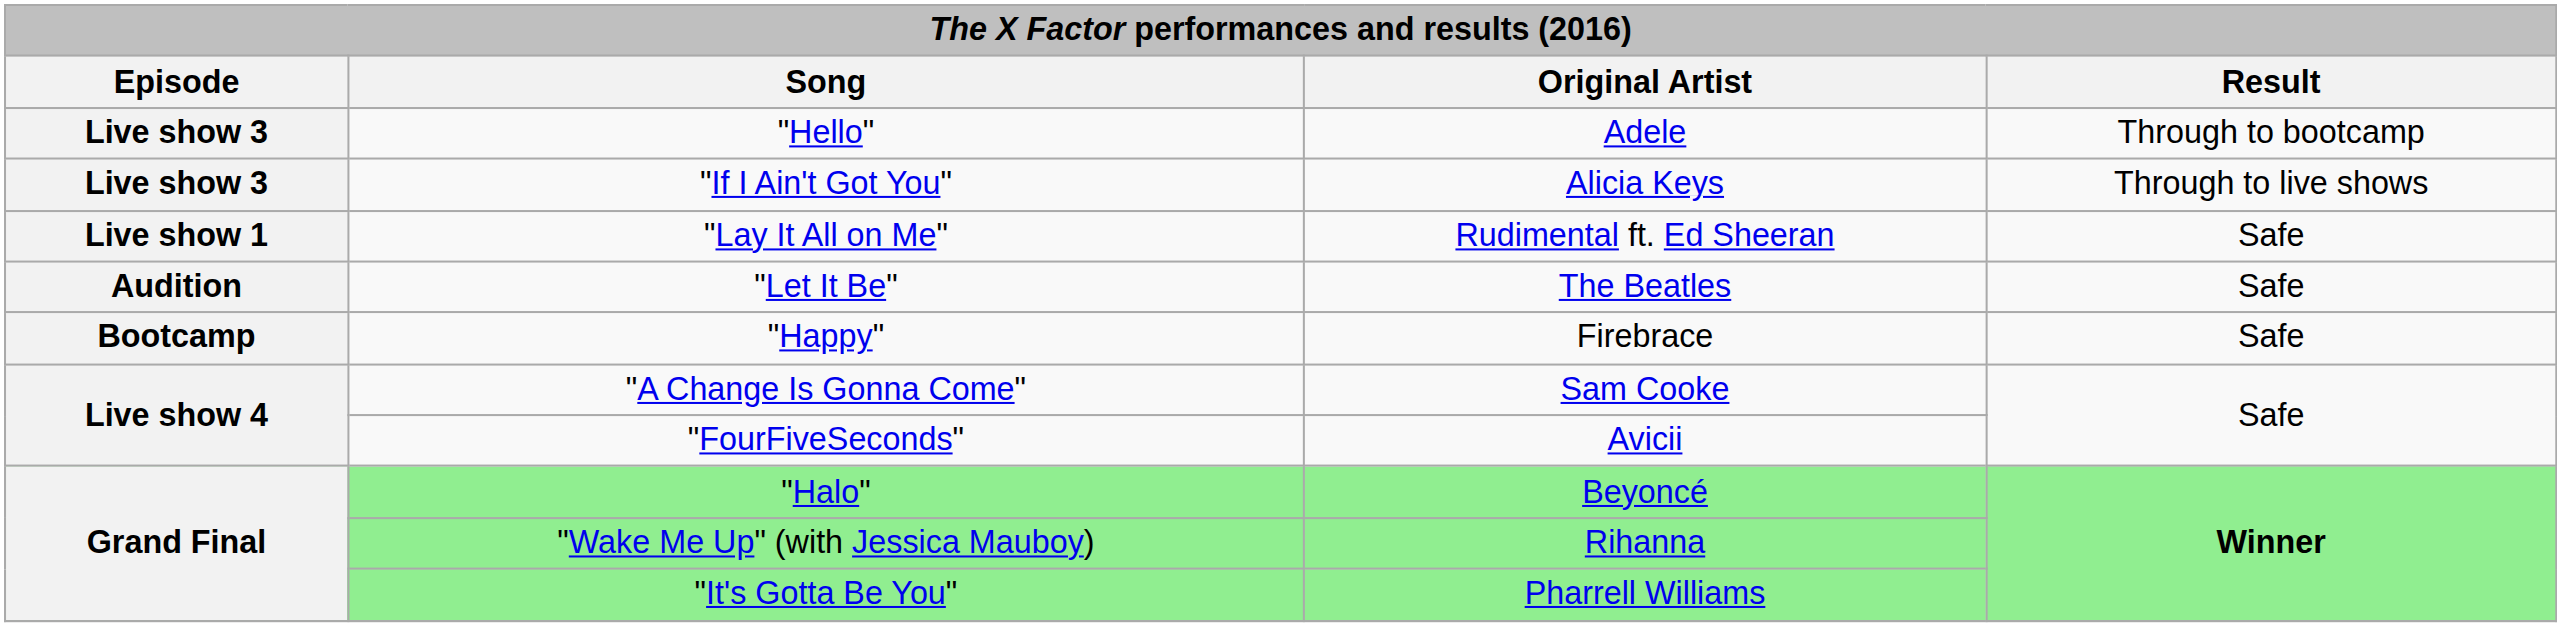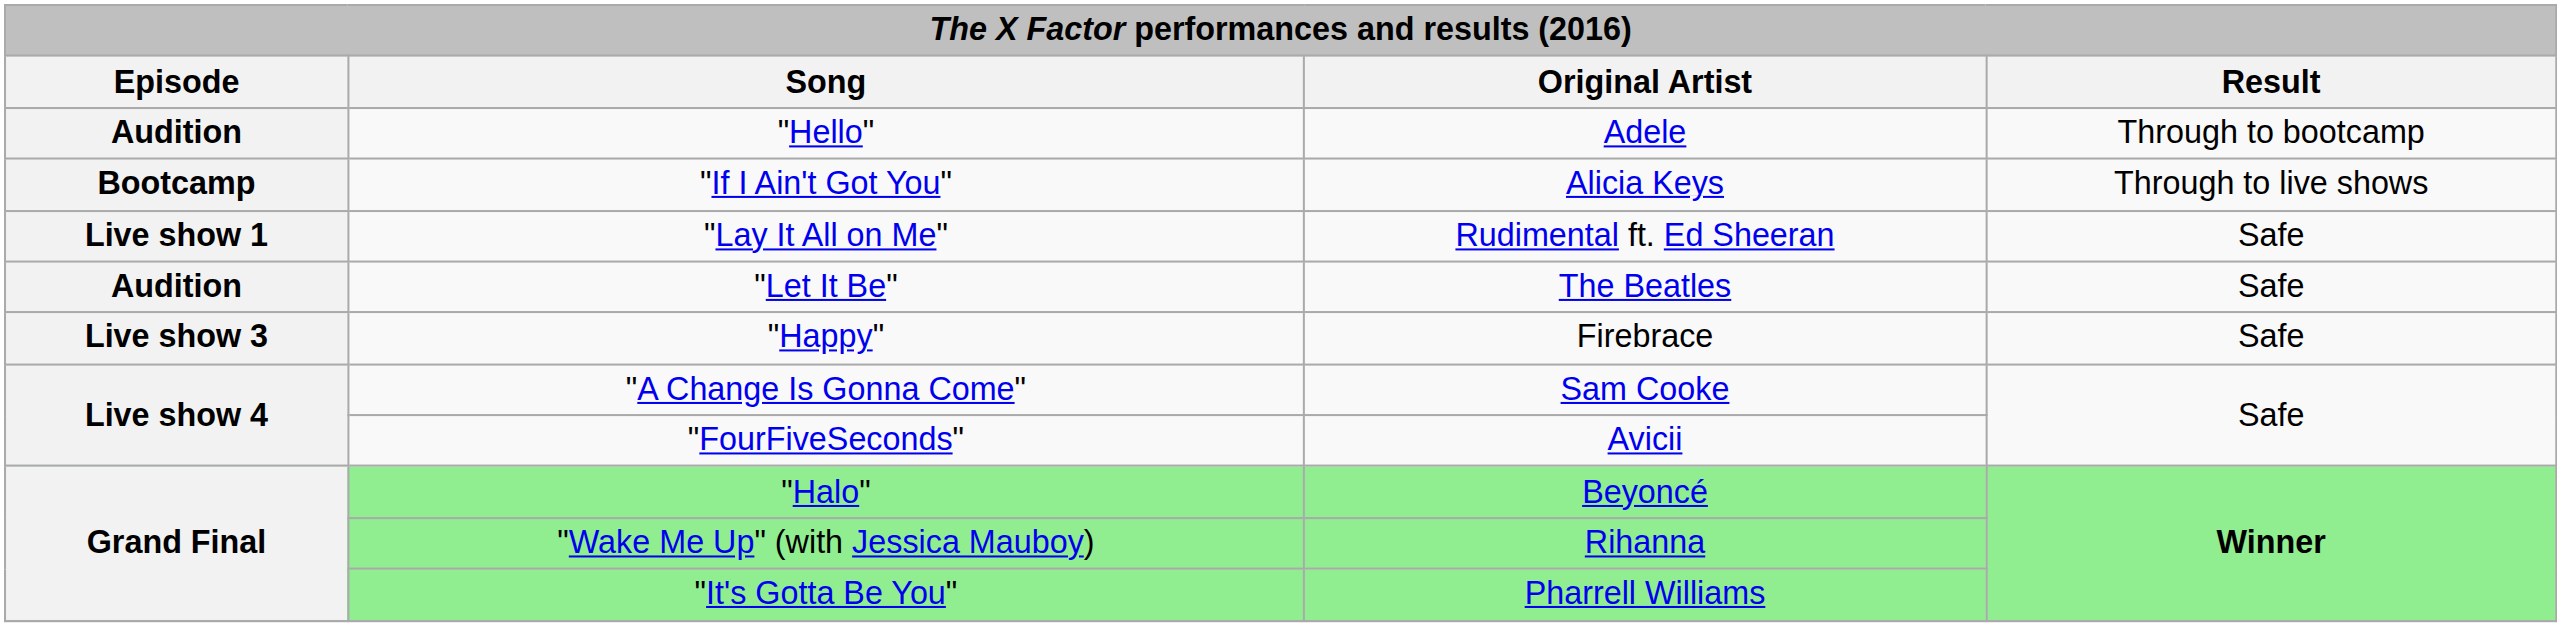(177, 132) Live show 3 -> (176, 132) Audition
(177, 183) Live show 3 -> (177, 183) Bootcamp
(177, 337) Bootcamp -> (177, 337) Live show 3
